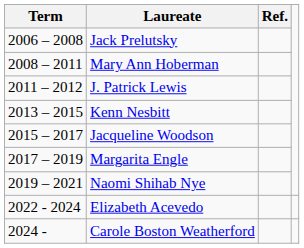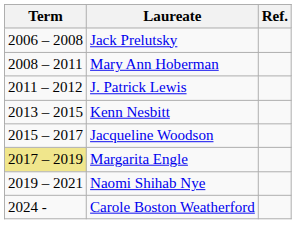(46, 159) no background -> (46, 159) khaki background
- row: (147, 207)
